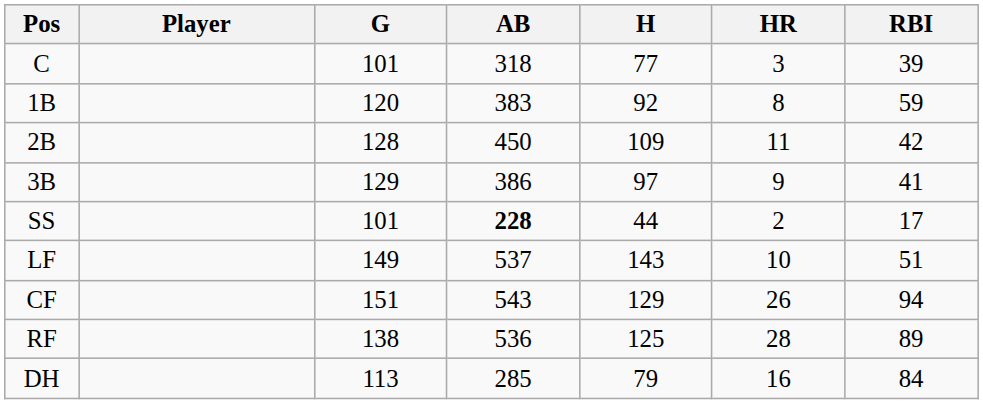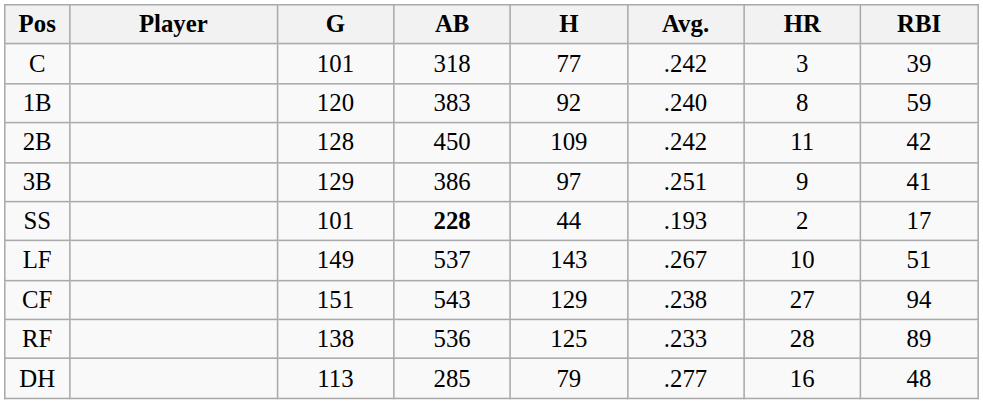+ column: (686, 24)
(778, 299) 26 -> (802, 299) 27
(911, 378) 84 -> (919, 378) 48
